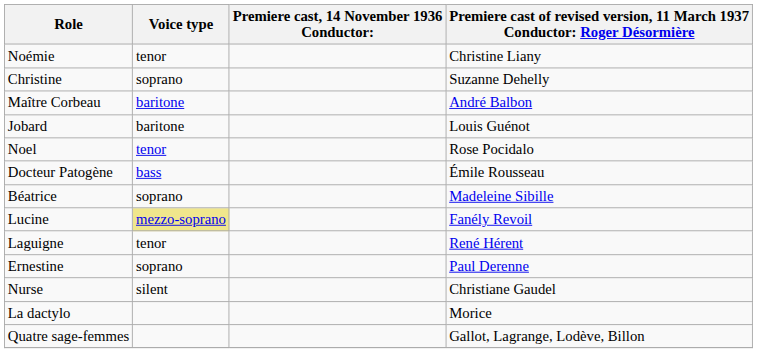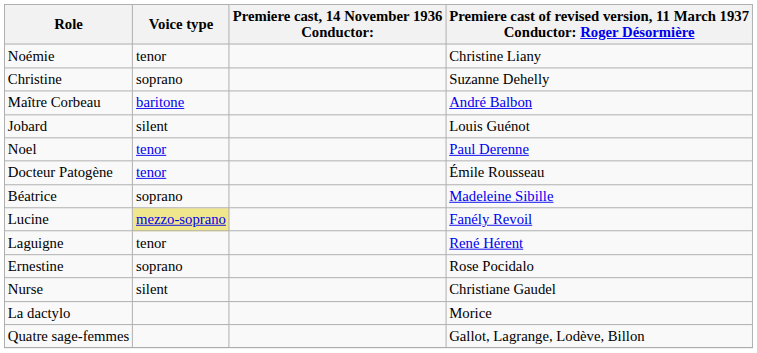(160, 126) baritone -> (152, 126) silent
(492, 149) Rose Pocidalo -> (489, 149) Paul Derenne
(149, 172) bass -> (151, 172) tenor
(489, 266) Paul Derenne -> (492, 266) Rose Pocidalo
